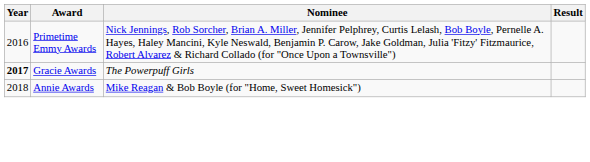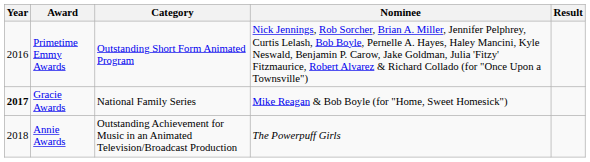+ column: (172, 13)
(150, 71) The Powerpuff Girls -> (380, 101) Mike Reagan & Bob Boyle (for "Home, Sweet Homesick")
(233, 88) Mike Reagan & Bob Boyle (for "Home, Sweet Homesick") -> (297, 136) The Powerpuff Girls
